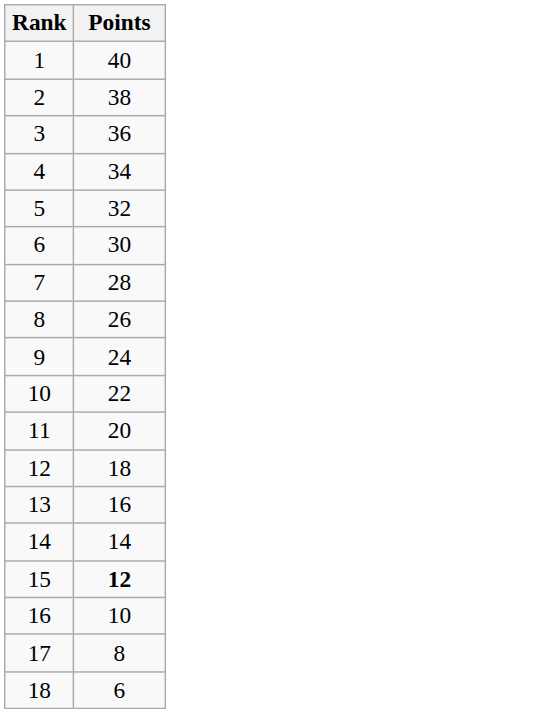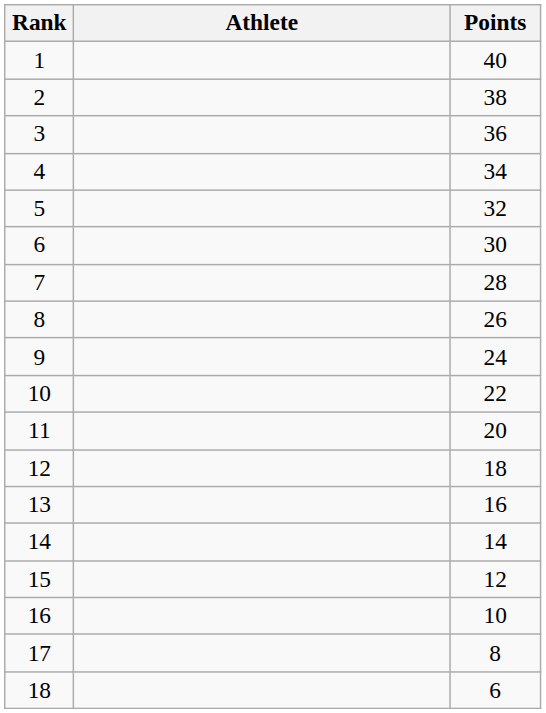+ column: (262, 23)
(119, 578) bold -> (495, 578) normal
